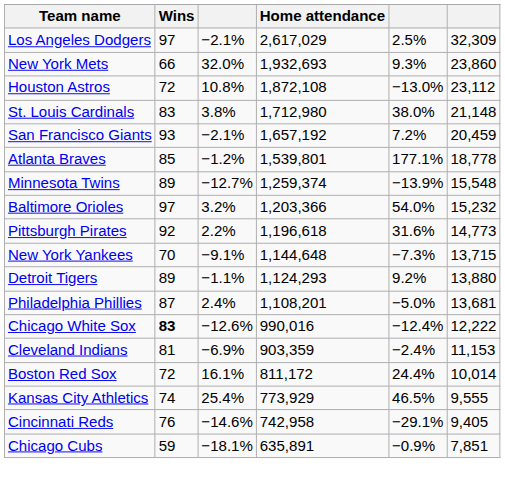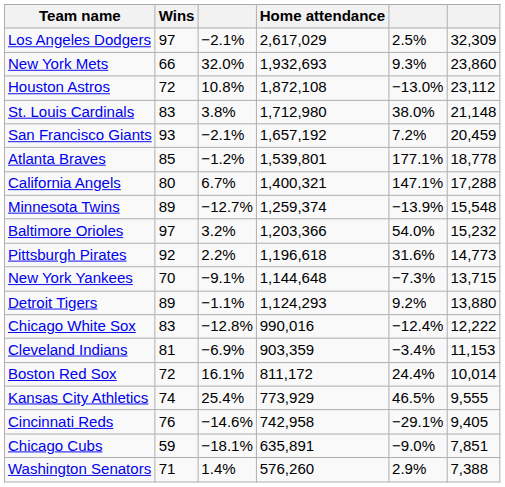+ row: (64, 183)
- row: (75, 302)
(167, 326) bold -> (167, 326) normal
(227, 326) −12.6% -> (227, 326) −12.8%
(414, 350) −2.4% -> (414, 350) −3.4%
(414, 445) −0.9% -> (414, 445) −9.0%
+ row: (80, 469)
